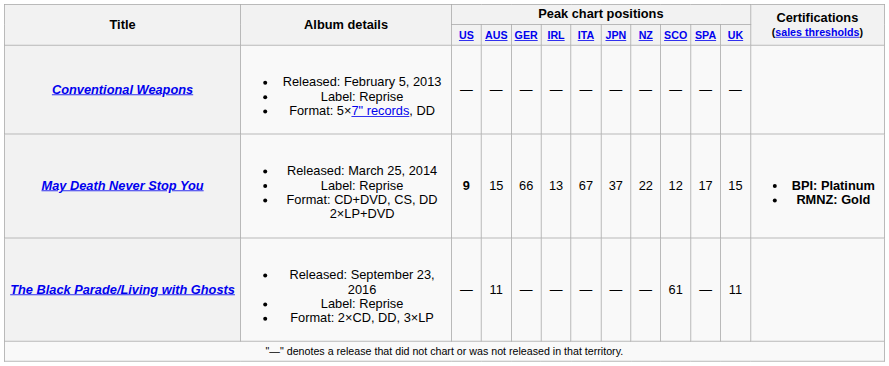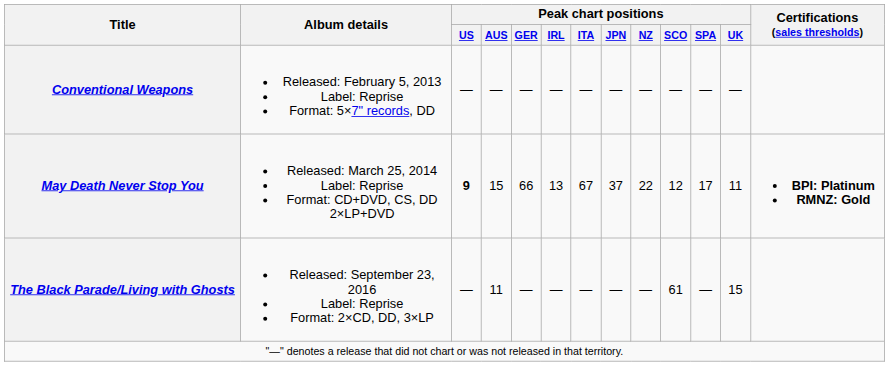(735, 185) 15 -> (735, 185) 11
(735, 289) 11 -> (735, 289) 15
